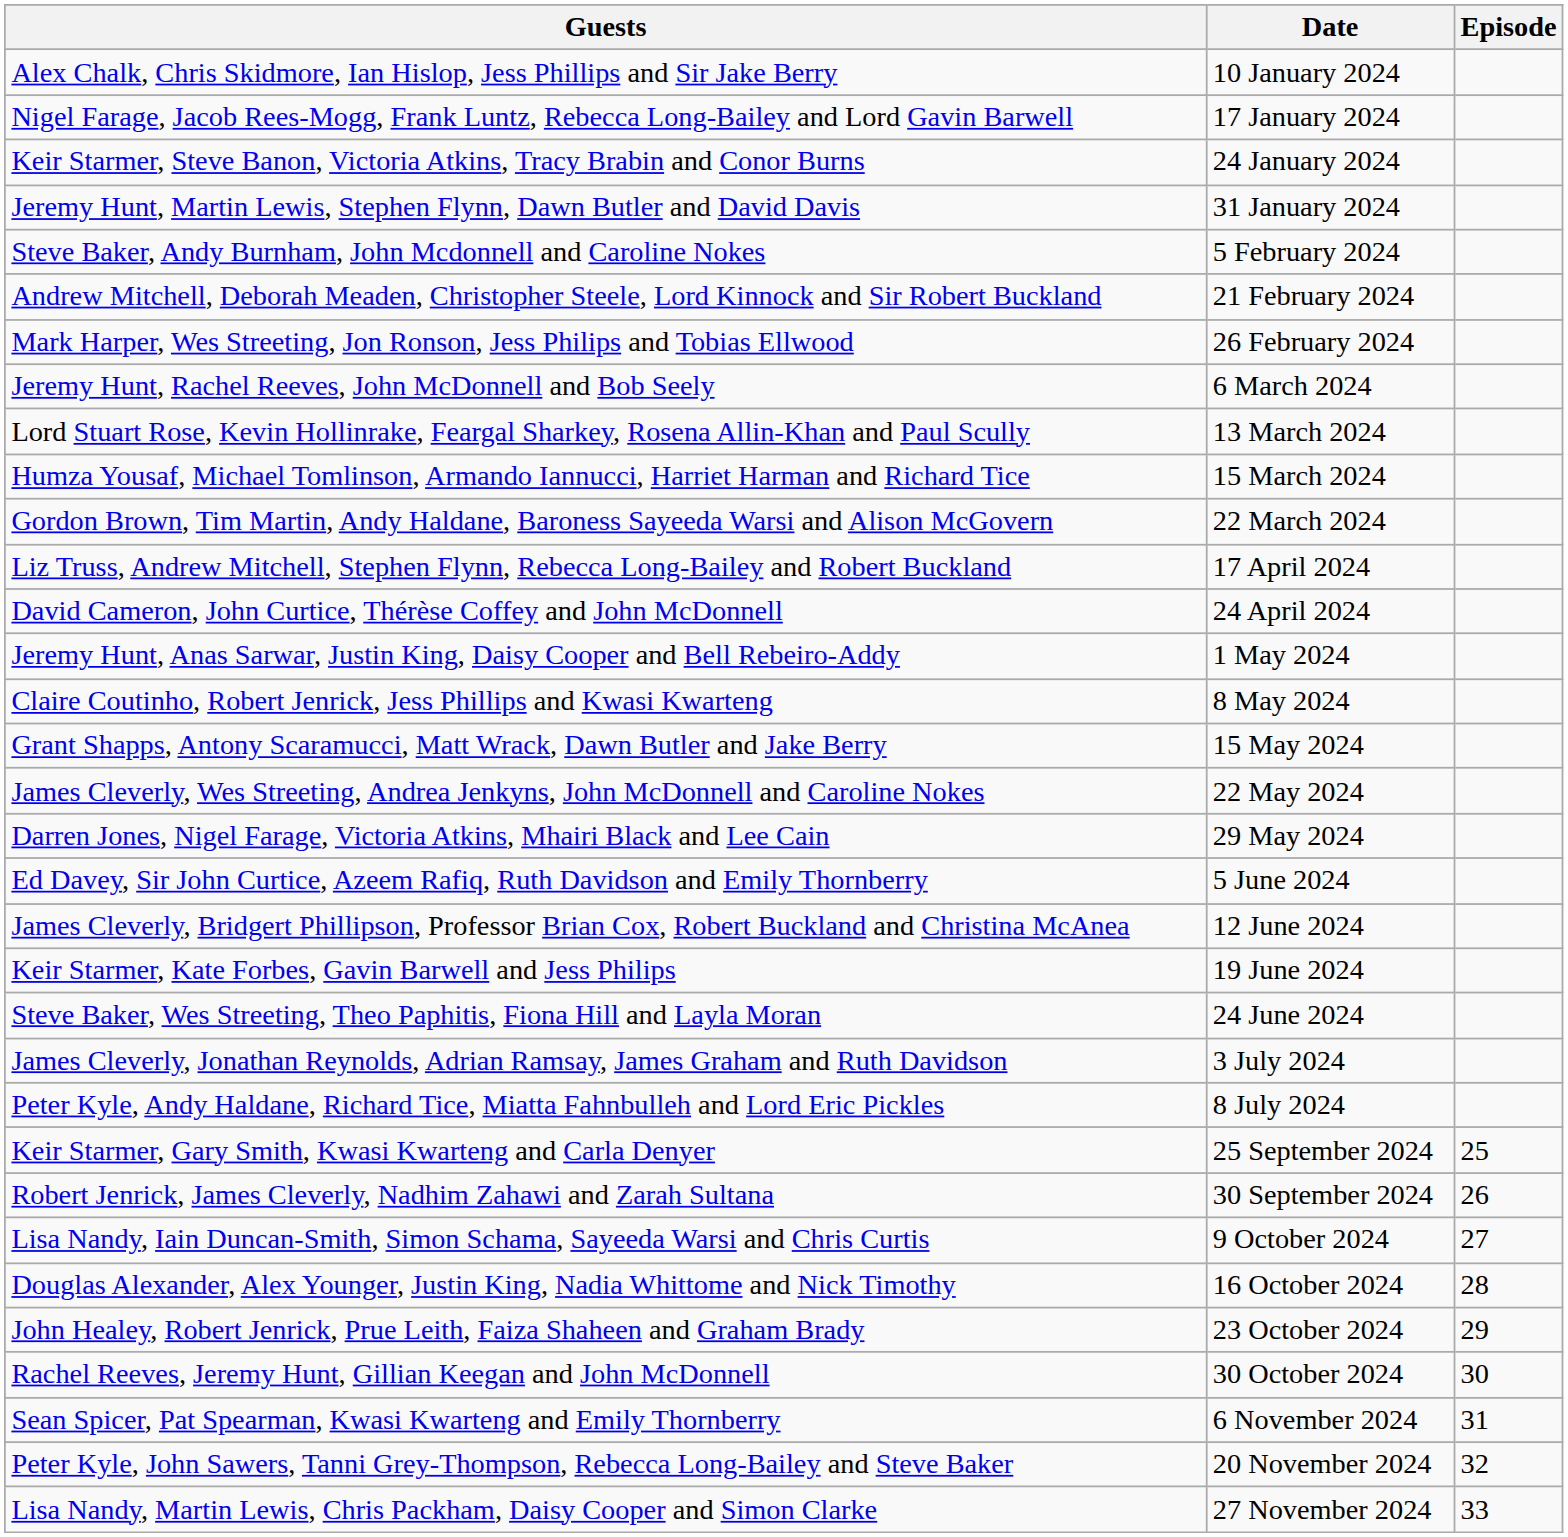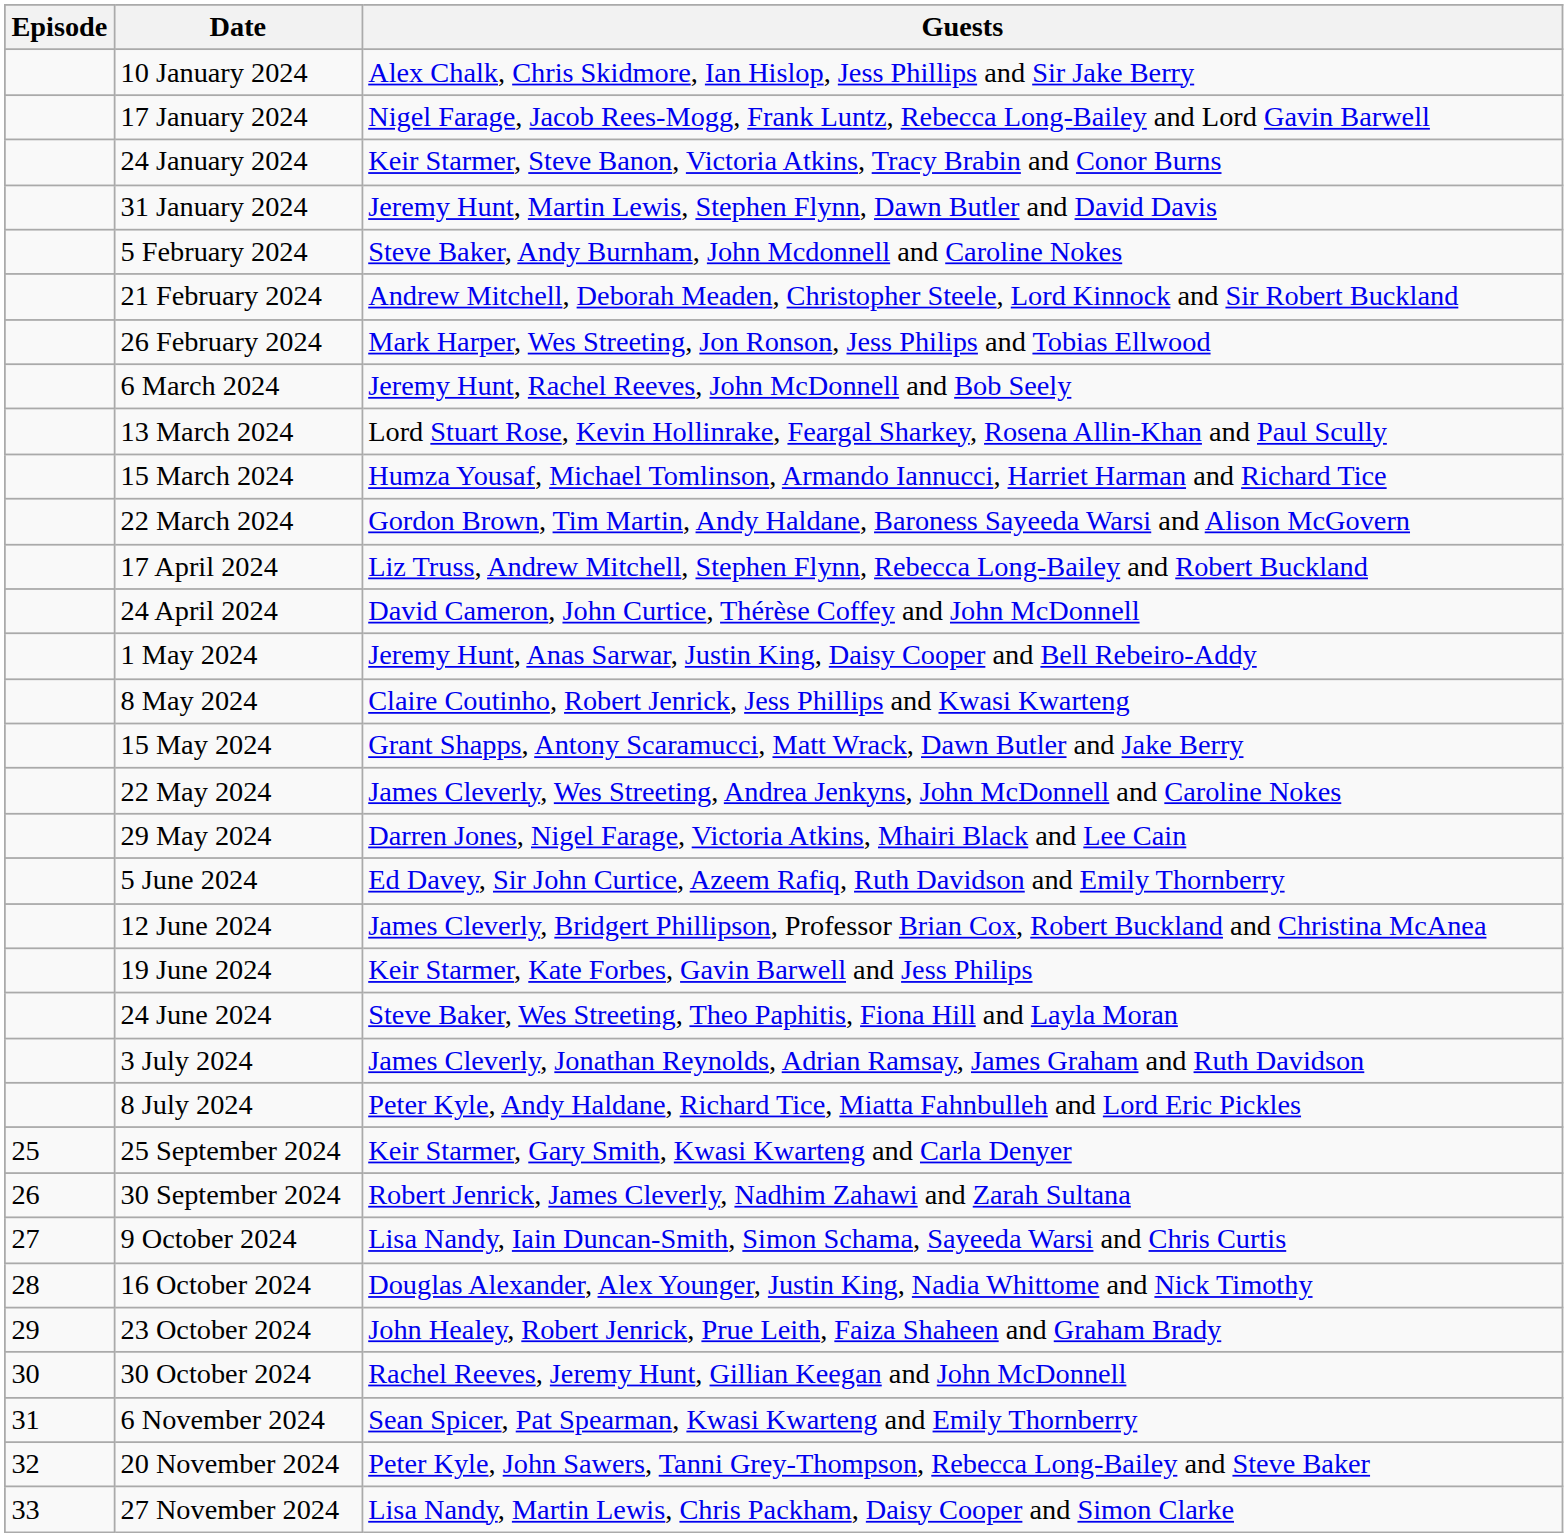columns swapped: (1509, 26) <-> (606, 26)
